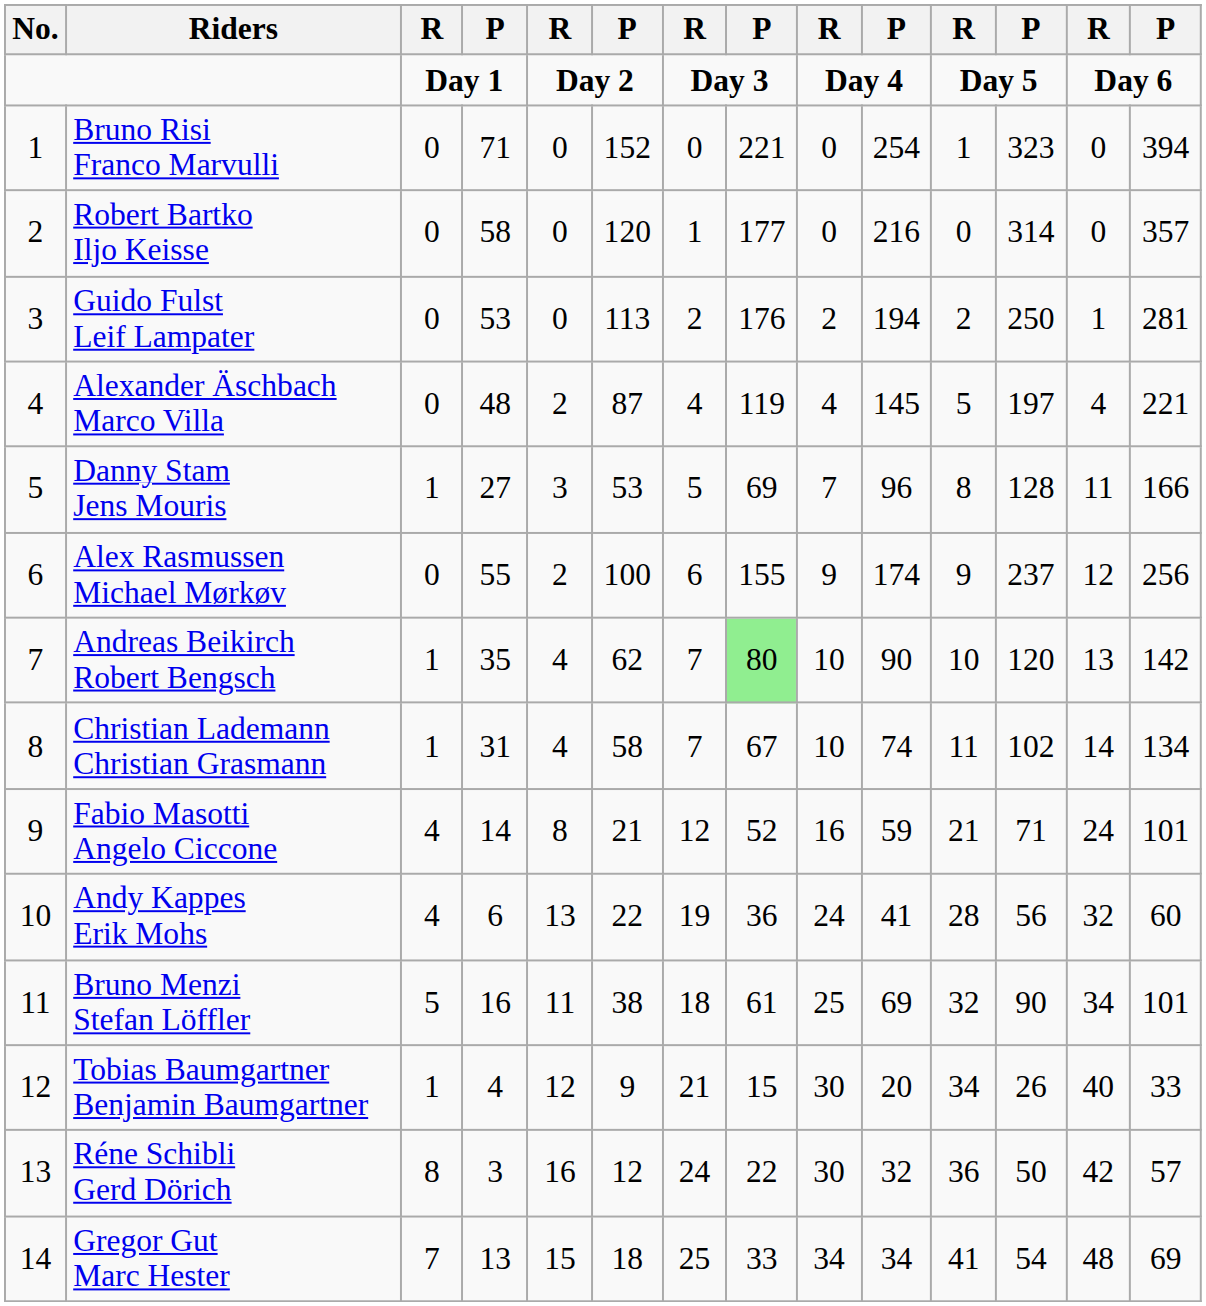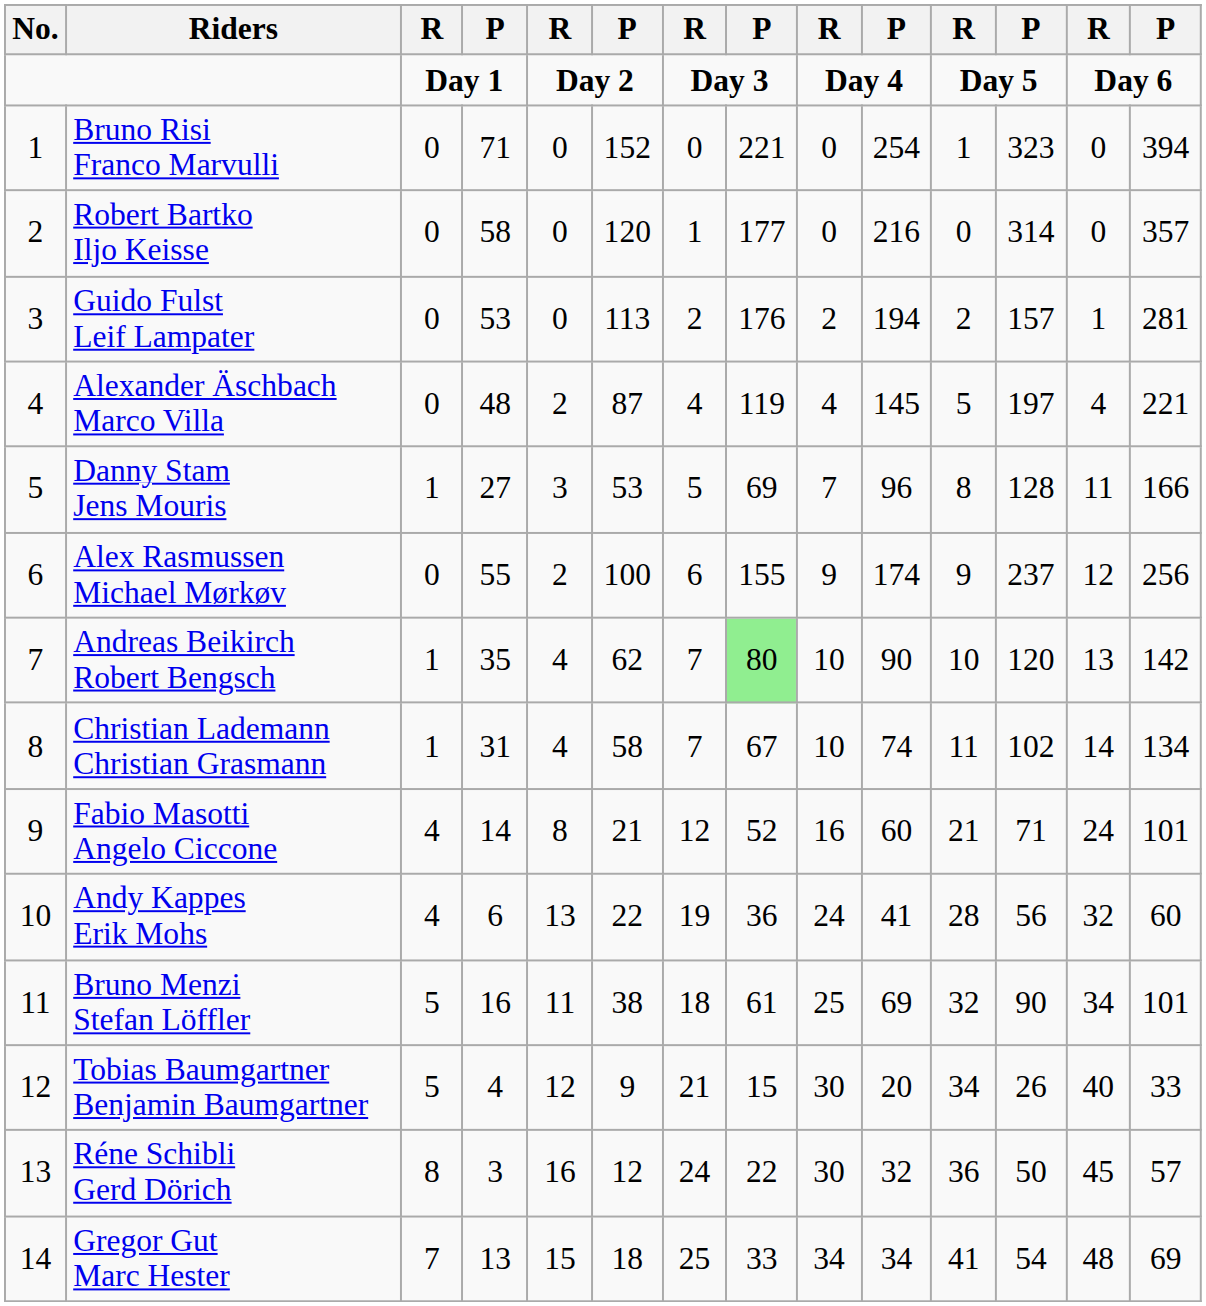(1031, 318) 250 -> (1031, 318) 157
(896, 830) 59 -> (896, 830) 60
(432, 1087) 1 -> (432, 1087) 5
(1098, 1172) 42 -> (1098, 1172) 45
